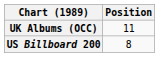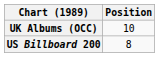(129, 28) 11 -> (129, 28) 10
